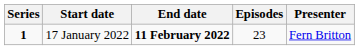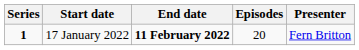(259, 34) 23 -> (259, 34) 20
